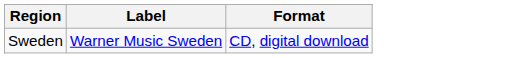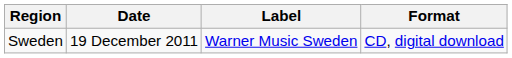+ column: (134, 16)
